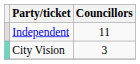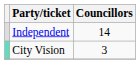(104, 31) 11 -> (104, 31) 14
